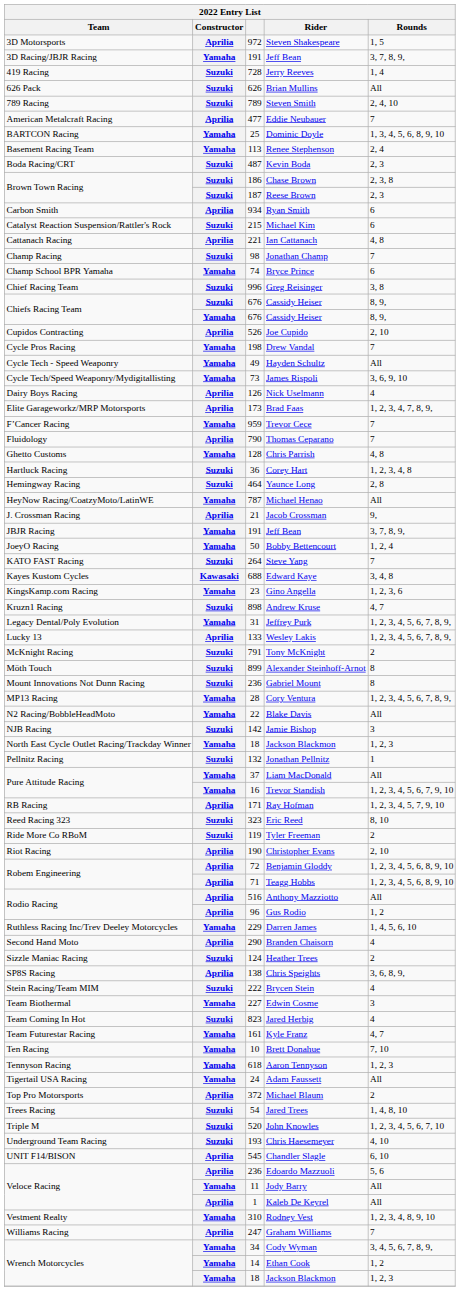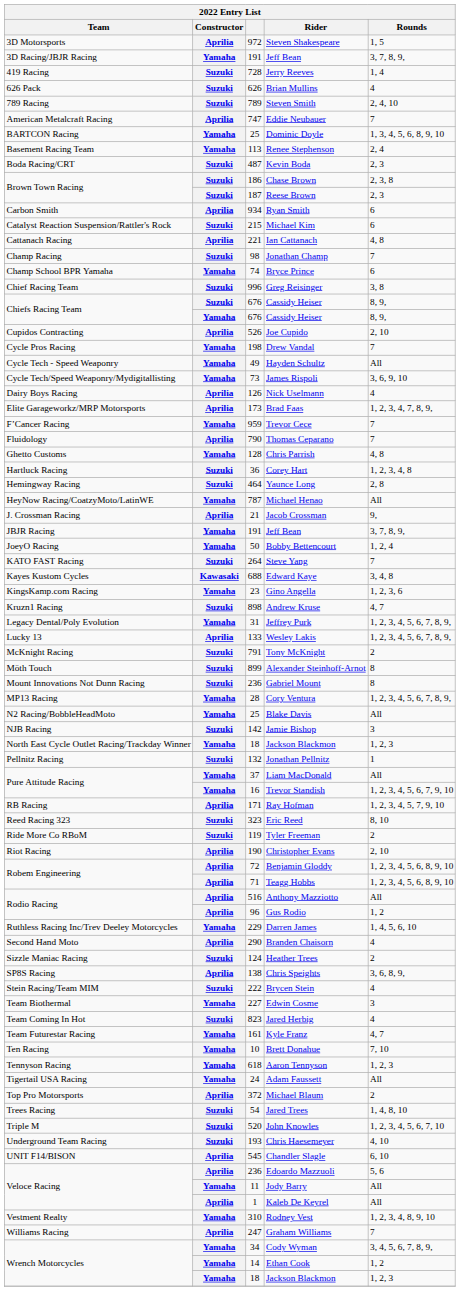(376, 88) All -> (372, 88) 4
(255, 118) 477 -> (255, 118) 747
(255, 713) 22 -> (255, 713) 25
